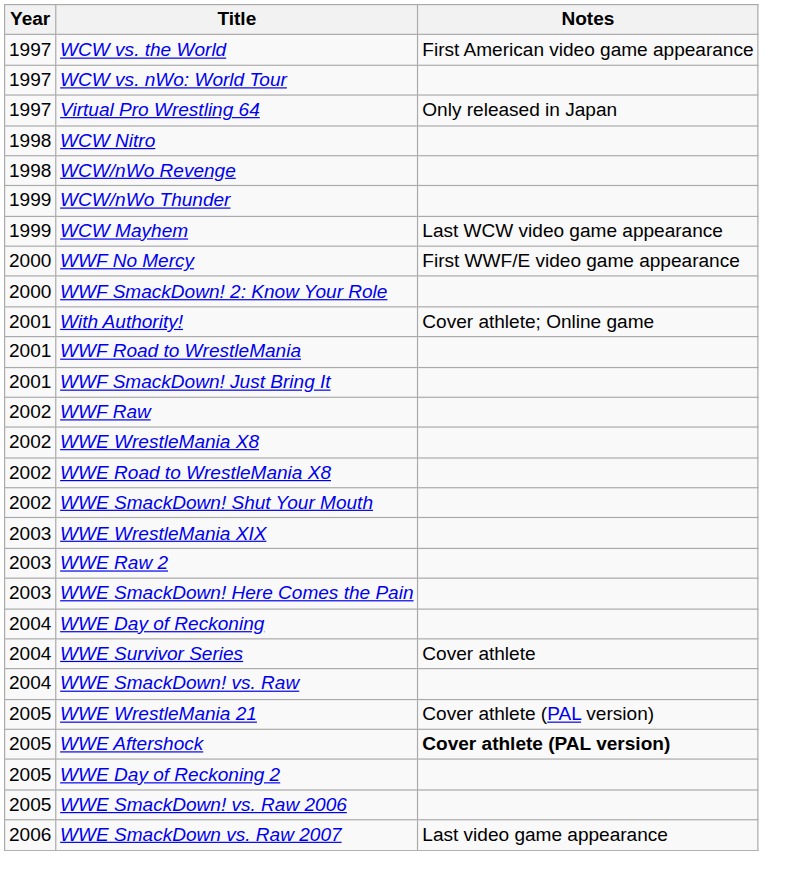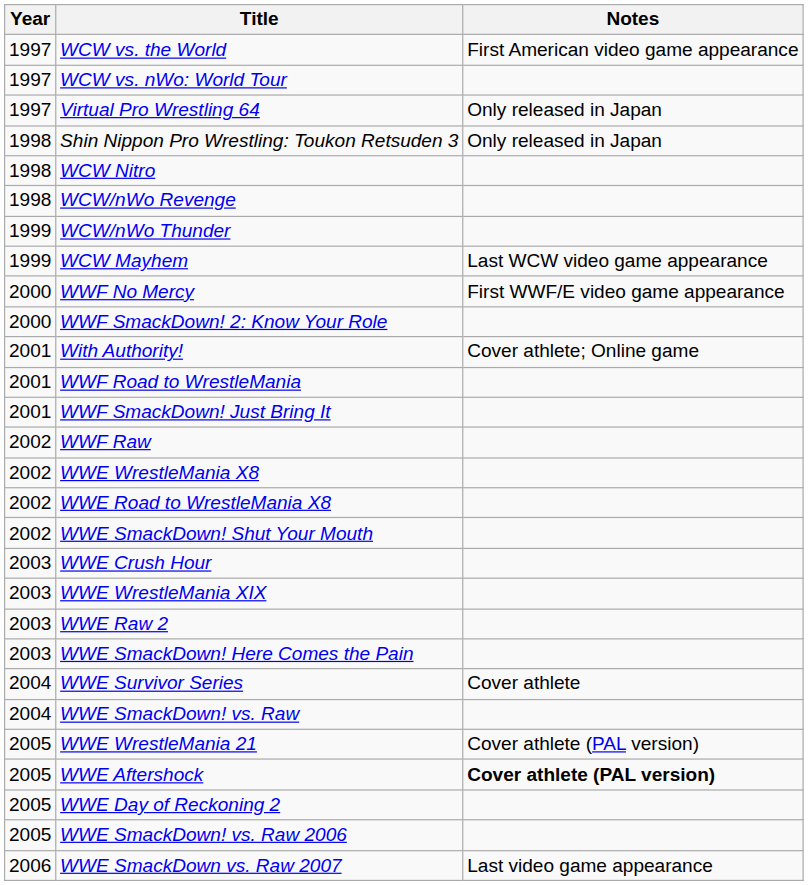+ row: (259, 140)
+ row: (136, 563)
- row: (162, 623)
